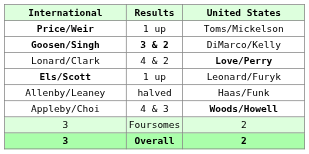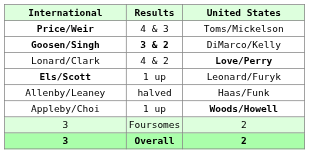(155, 28) 1 up -> (155, 28) 4 & 3
(155, 109) 4 & 3 -> (155, 109) 1 up
